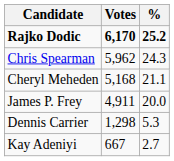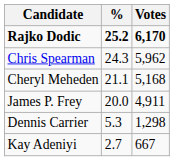columns swapped: (120, 15) <-> (154, 15)
